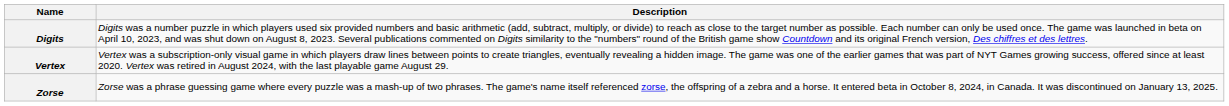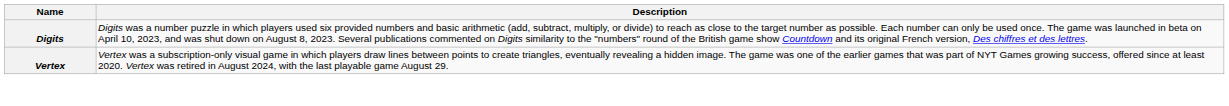- row: (50, 93)
